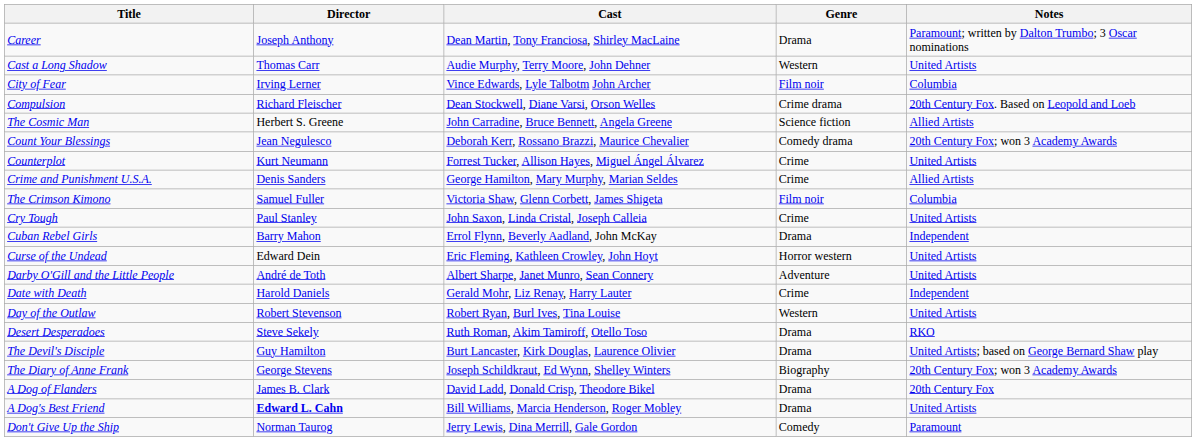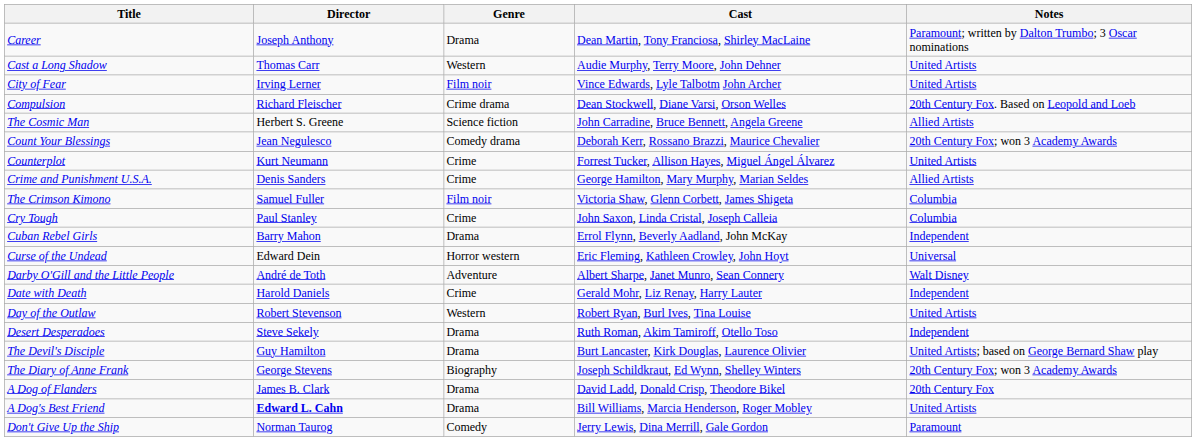columns swapped: (610, 14) <-> (841, 14)
(933, 84) Columbia -> (943, 84) United Artists
(943, 217) United Artists -> (933, 217) Columbia
(943, 255) United Artists -> (933, 255) Universal
(943, 274) United Artists -> (939, 274) Walt Disney
(922, 332) RKO -> (939, 332) Independent
